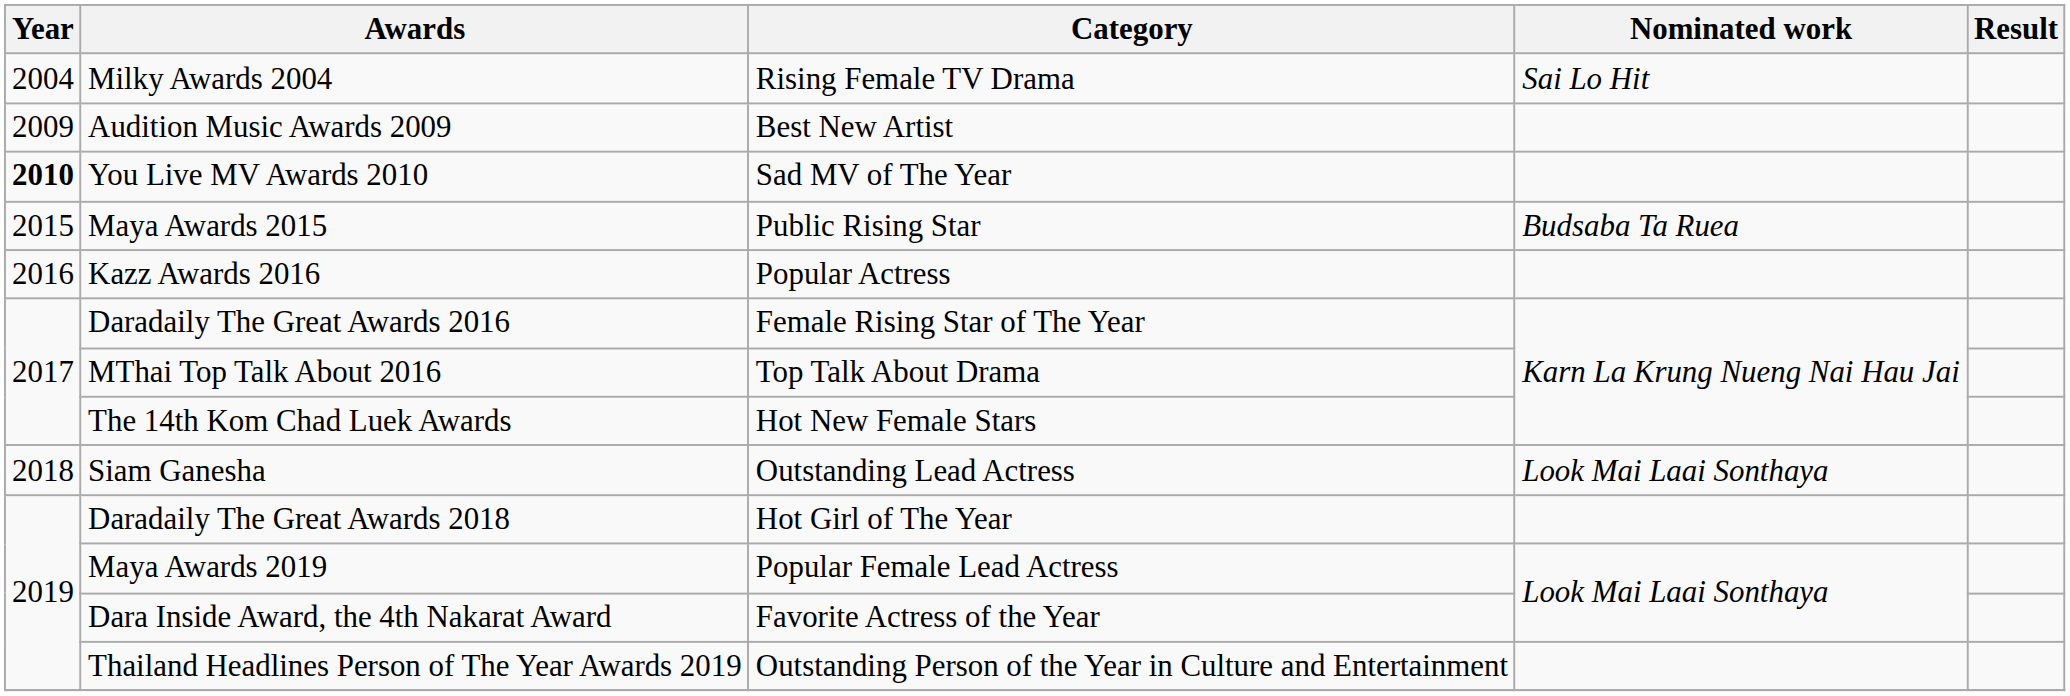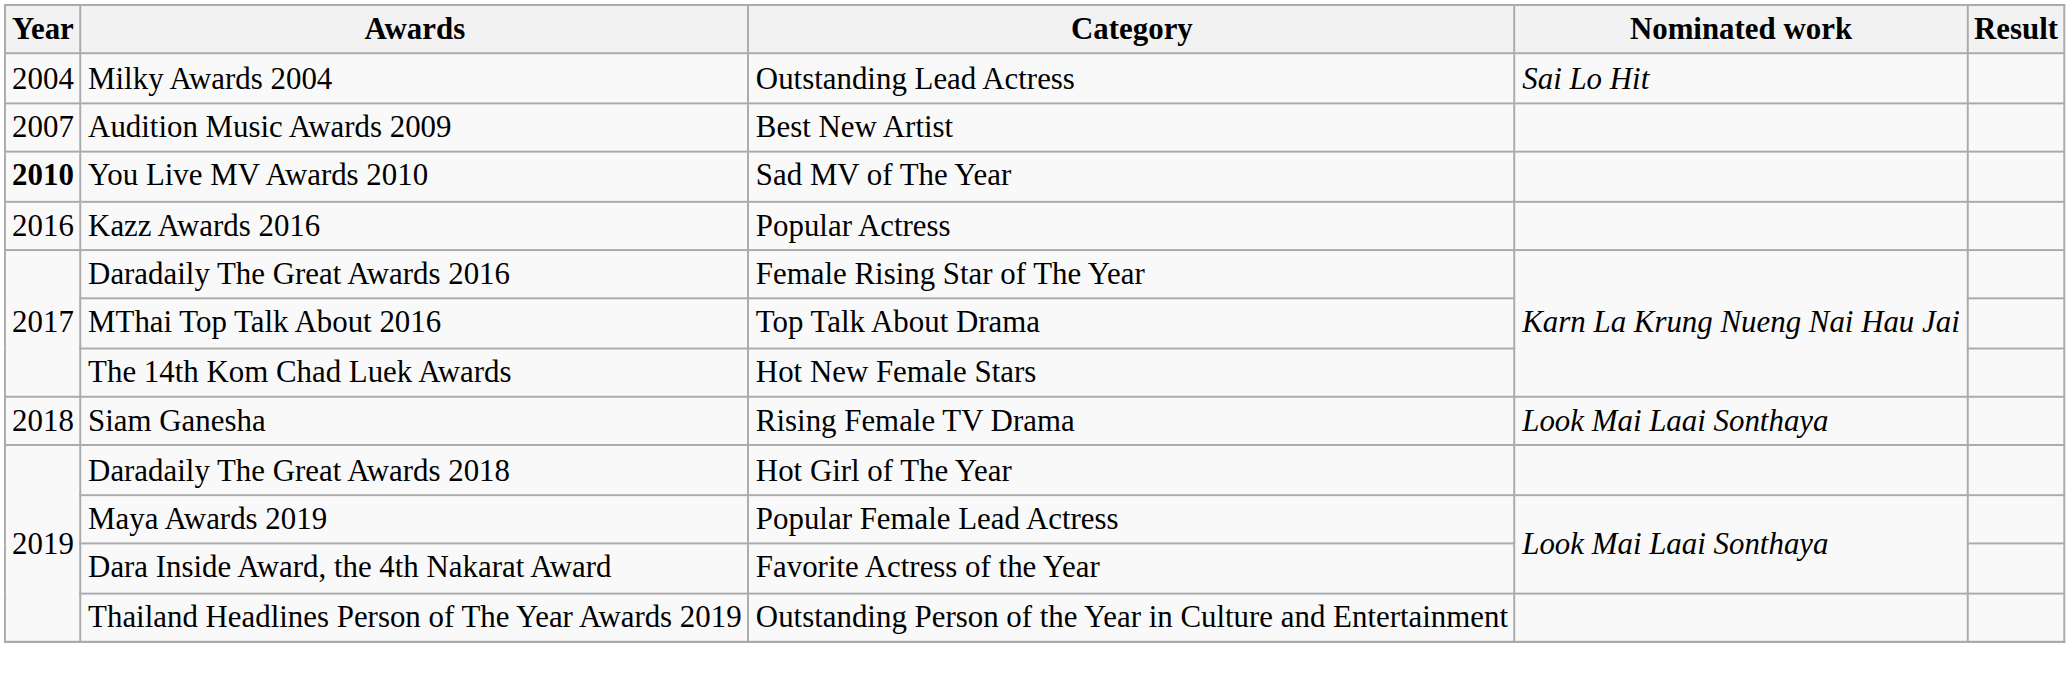(915, 77) Rising Female TV Drama -> (915, 77) Outstanding Lead Actress
(43, 126) 2009 -> (43, 126) 2007
- row: (208, 224)
(915, 469) Outstanding Lead Actress -> (915, 420) Rising Female TV Drama
